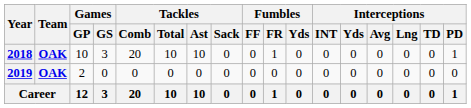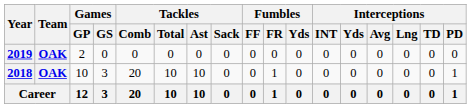rows swapped: (20, 53) <-> (20, 73)
